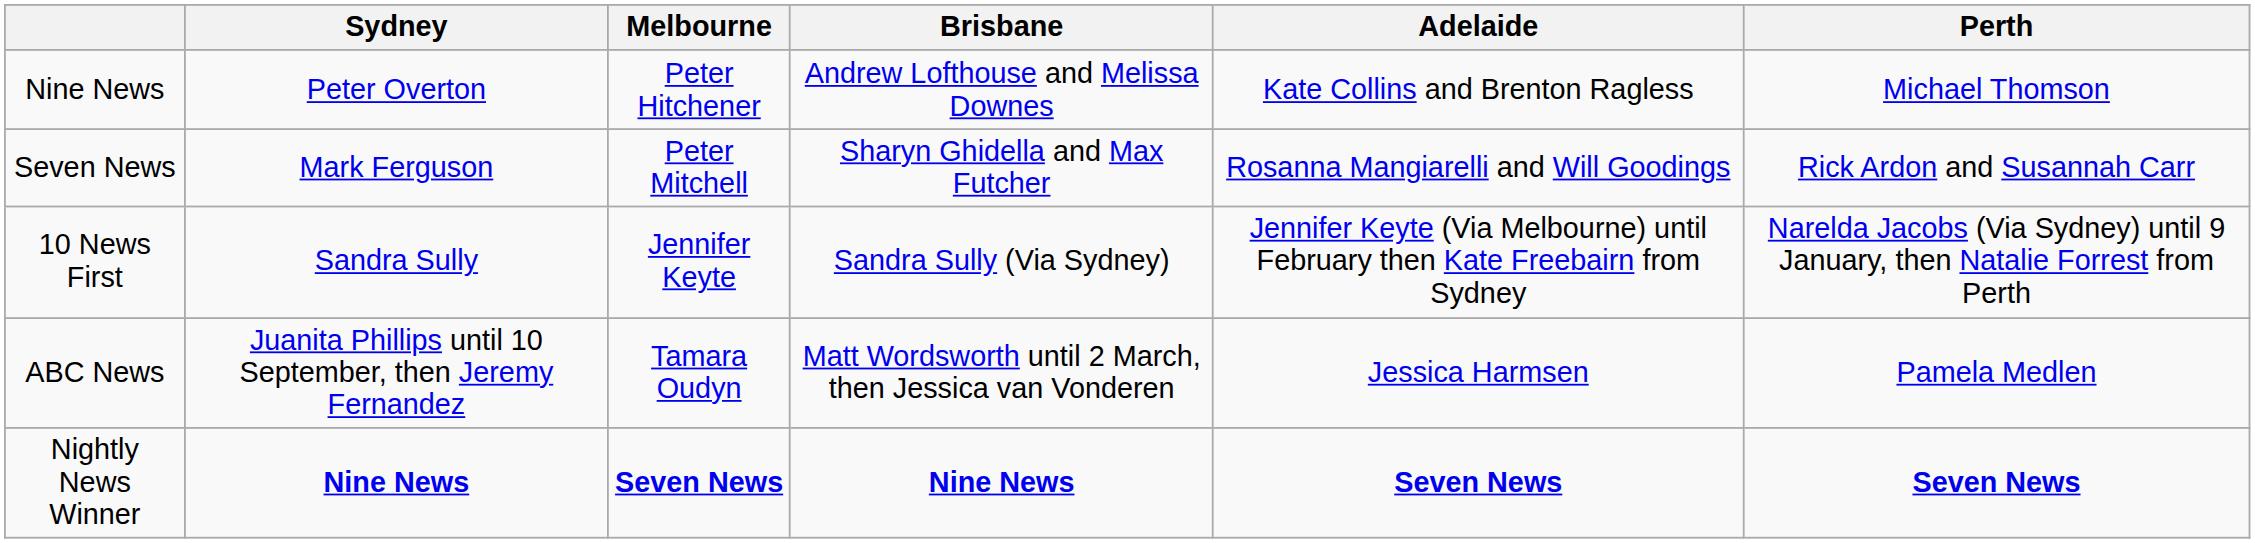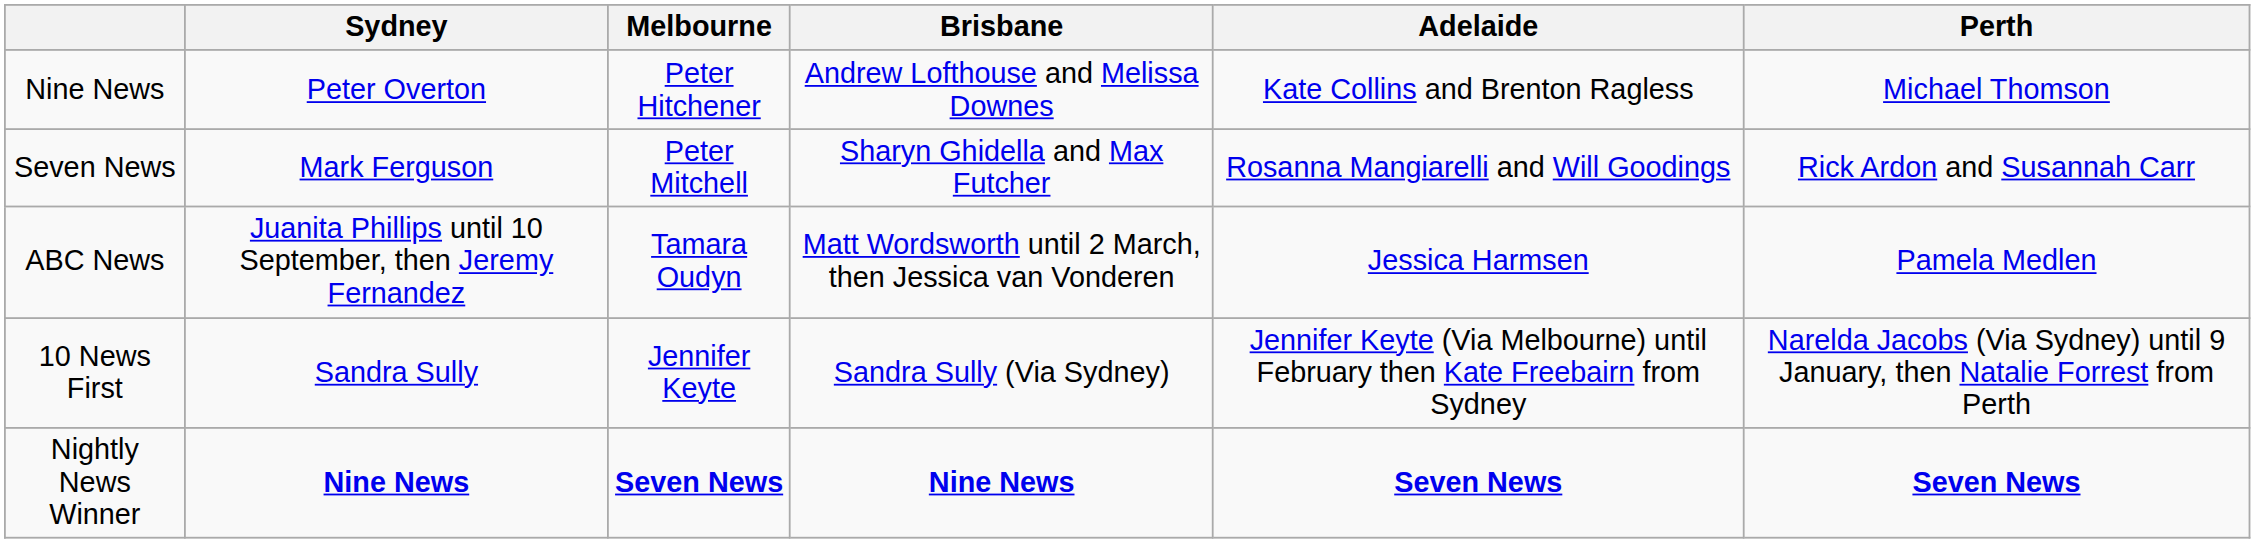rows swapped: (95, 261) <-> (95, 372)
